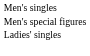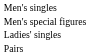+ row: (14, 48)
